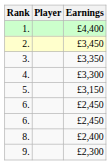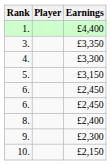- row: (26, 43)
+ row: (24, 152)
